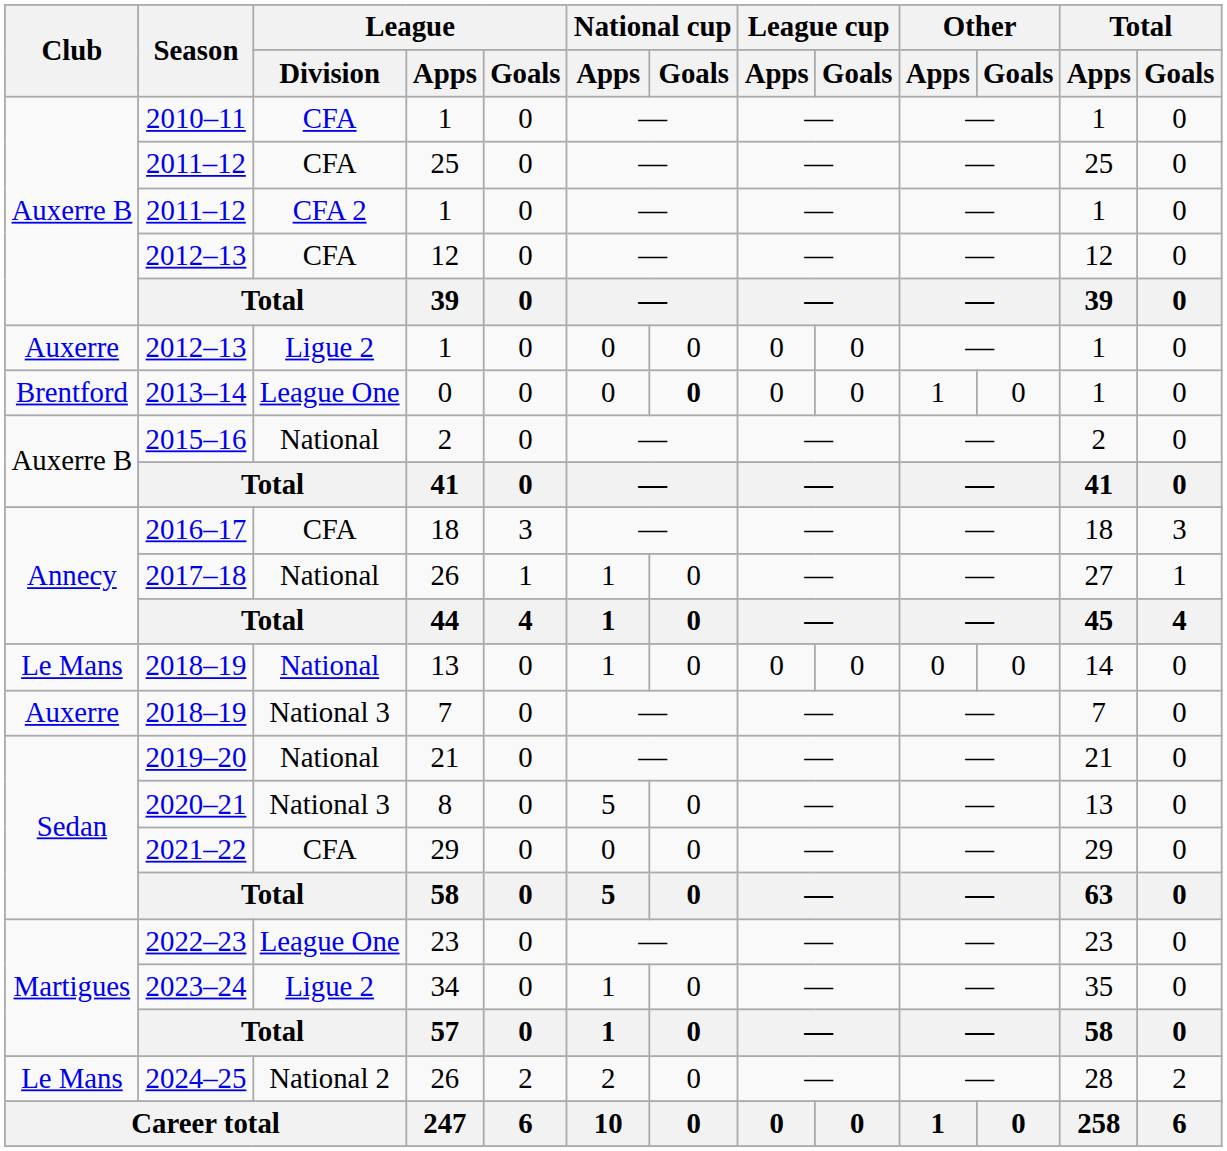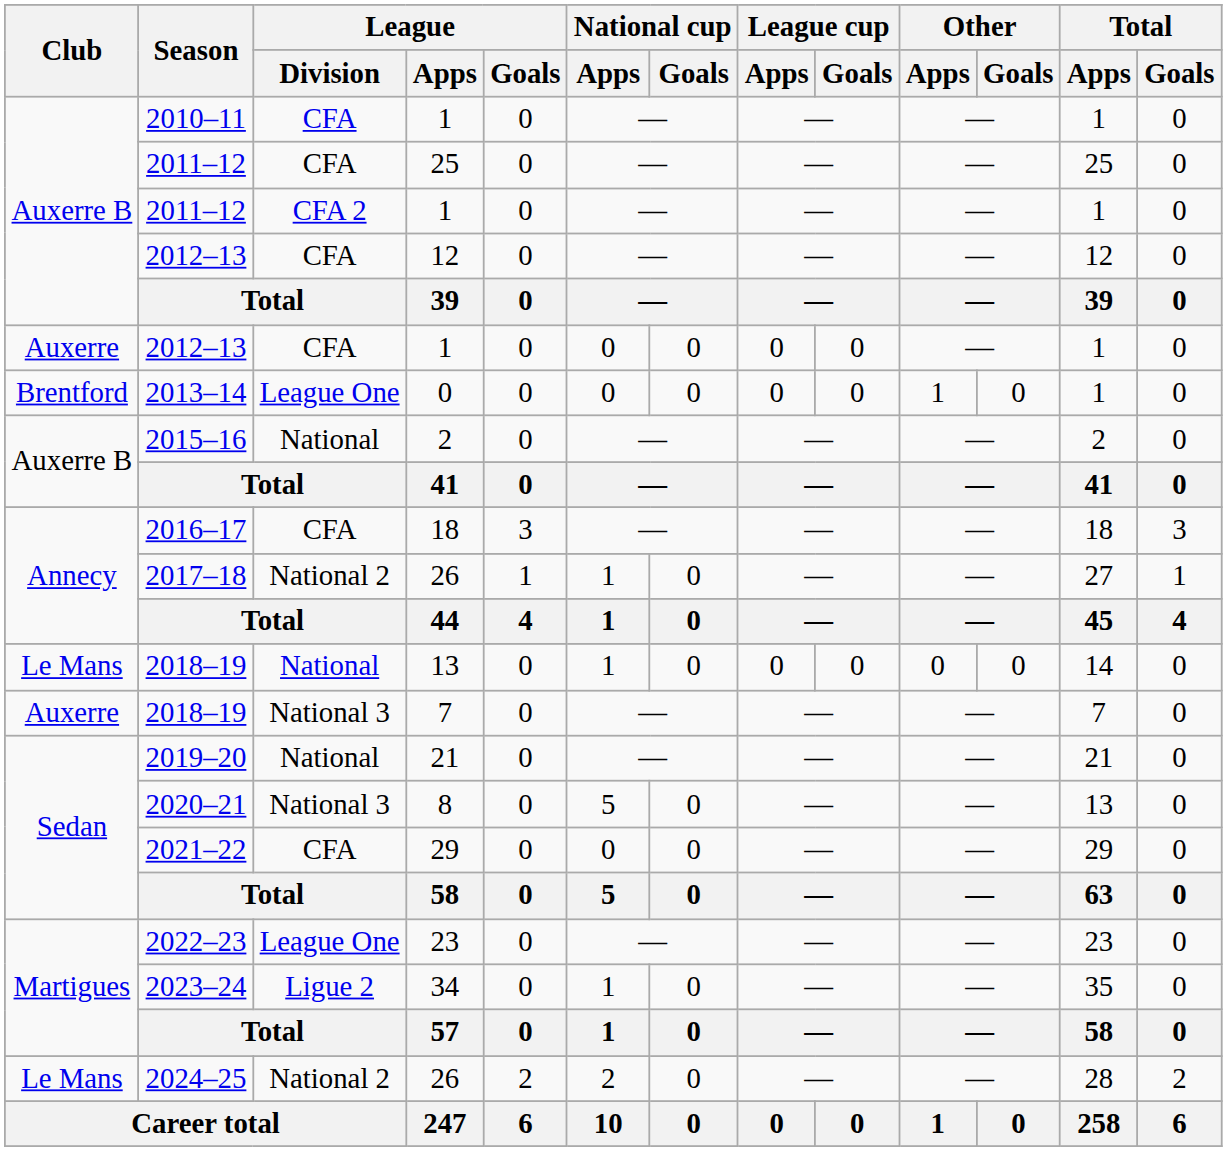(330, 347) Ligue 2 -> (330, 347) CFA
(694, 392) bold -> (694, 392) normal
(330, 575) National -> (330, 575) National 2
